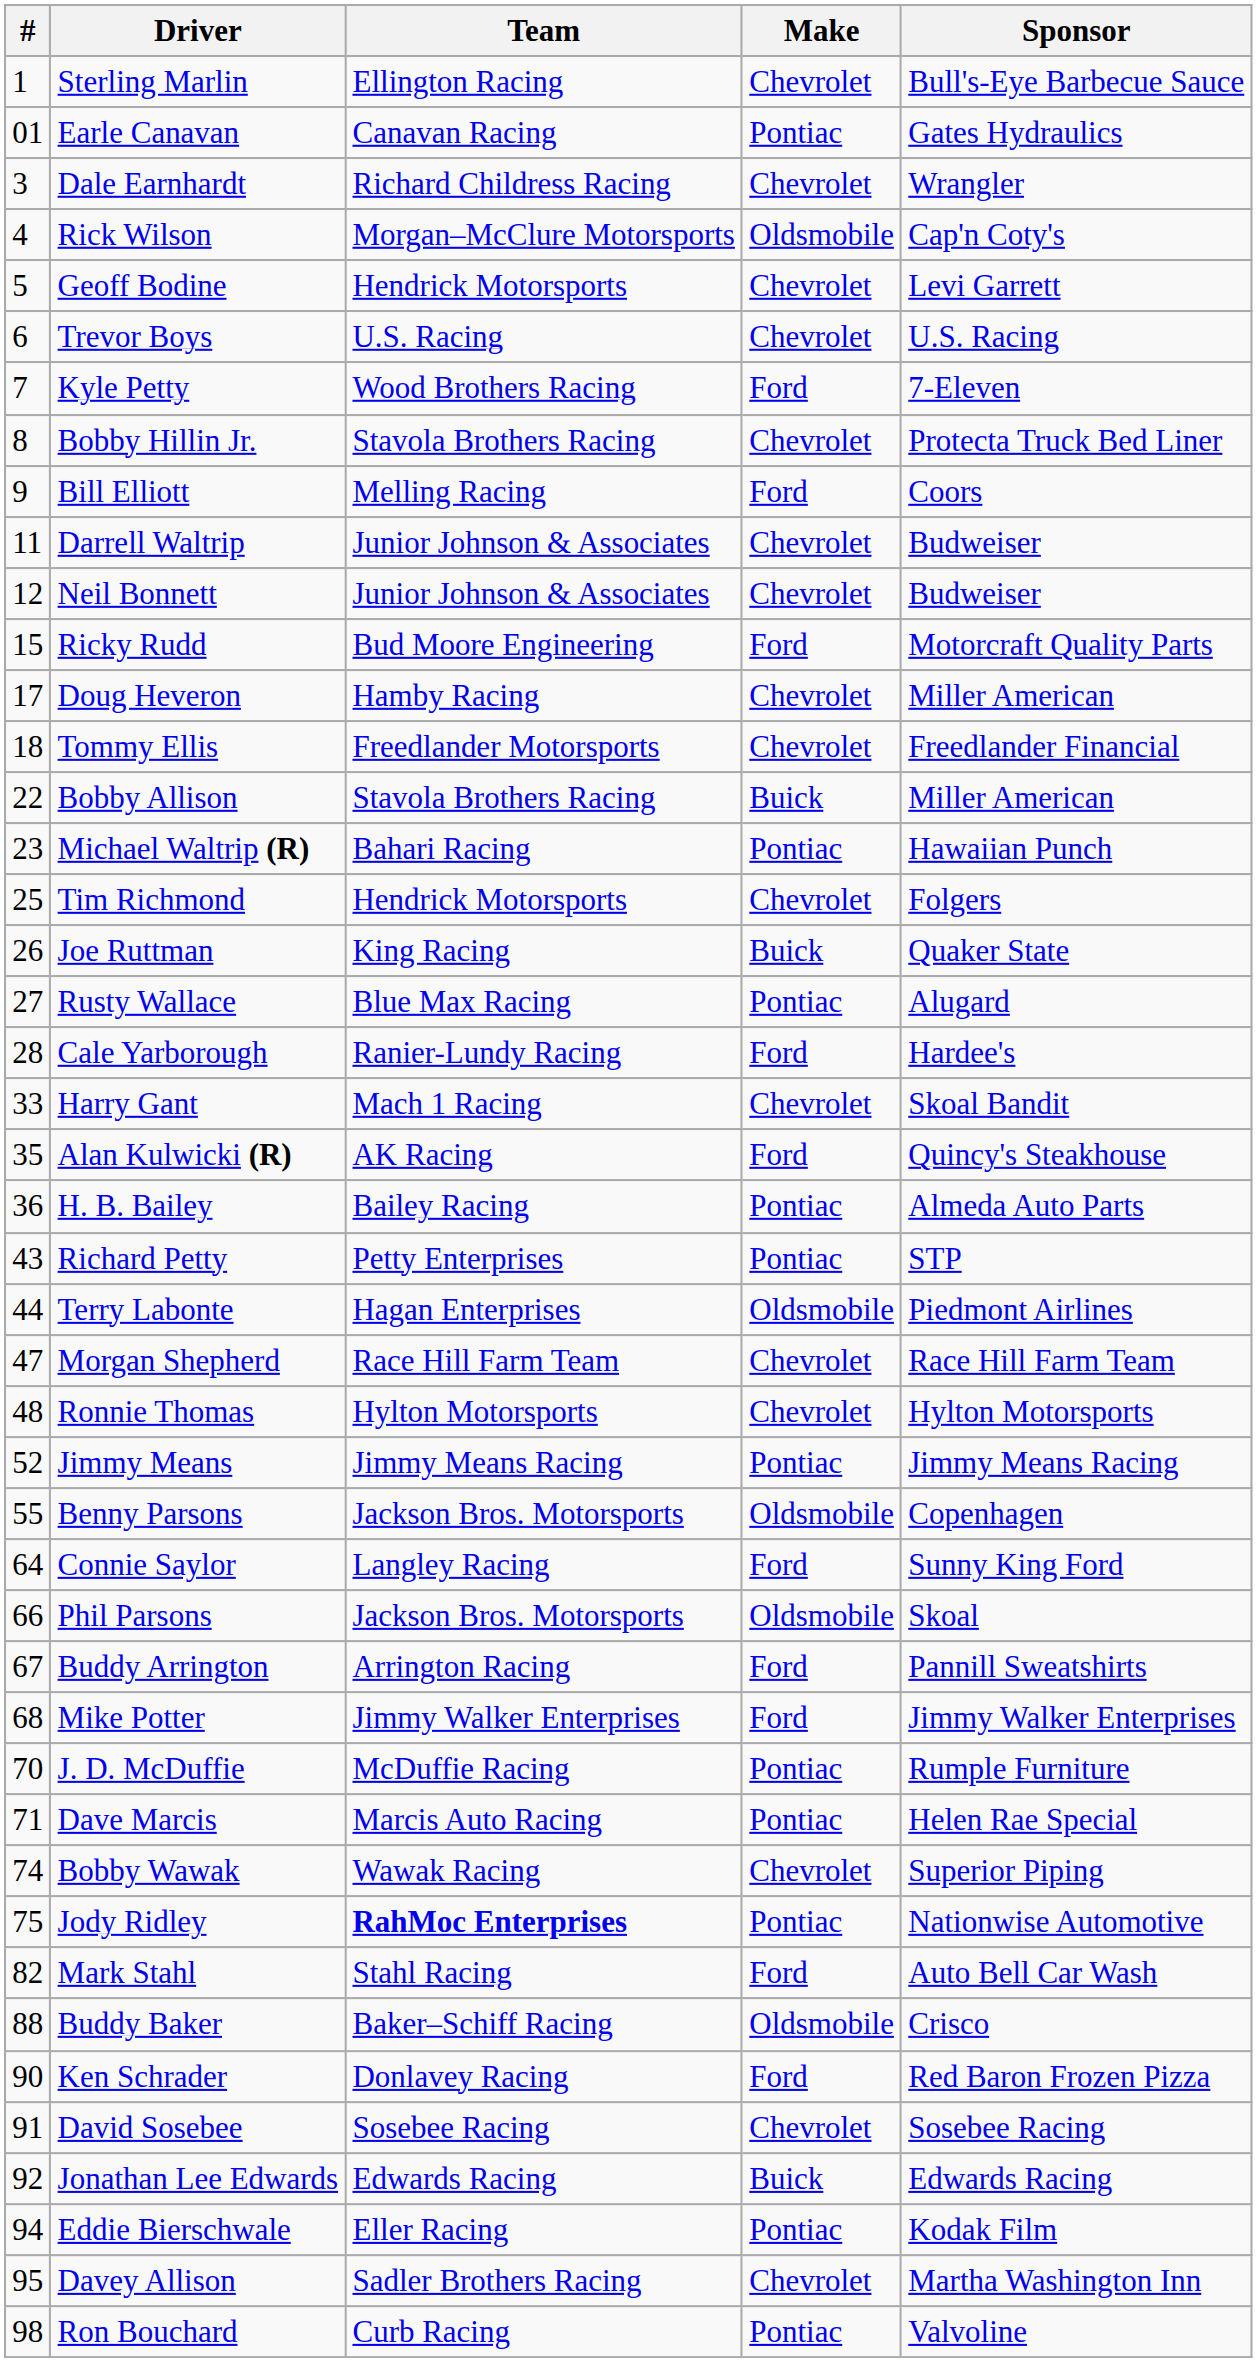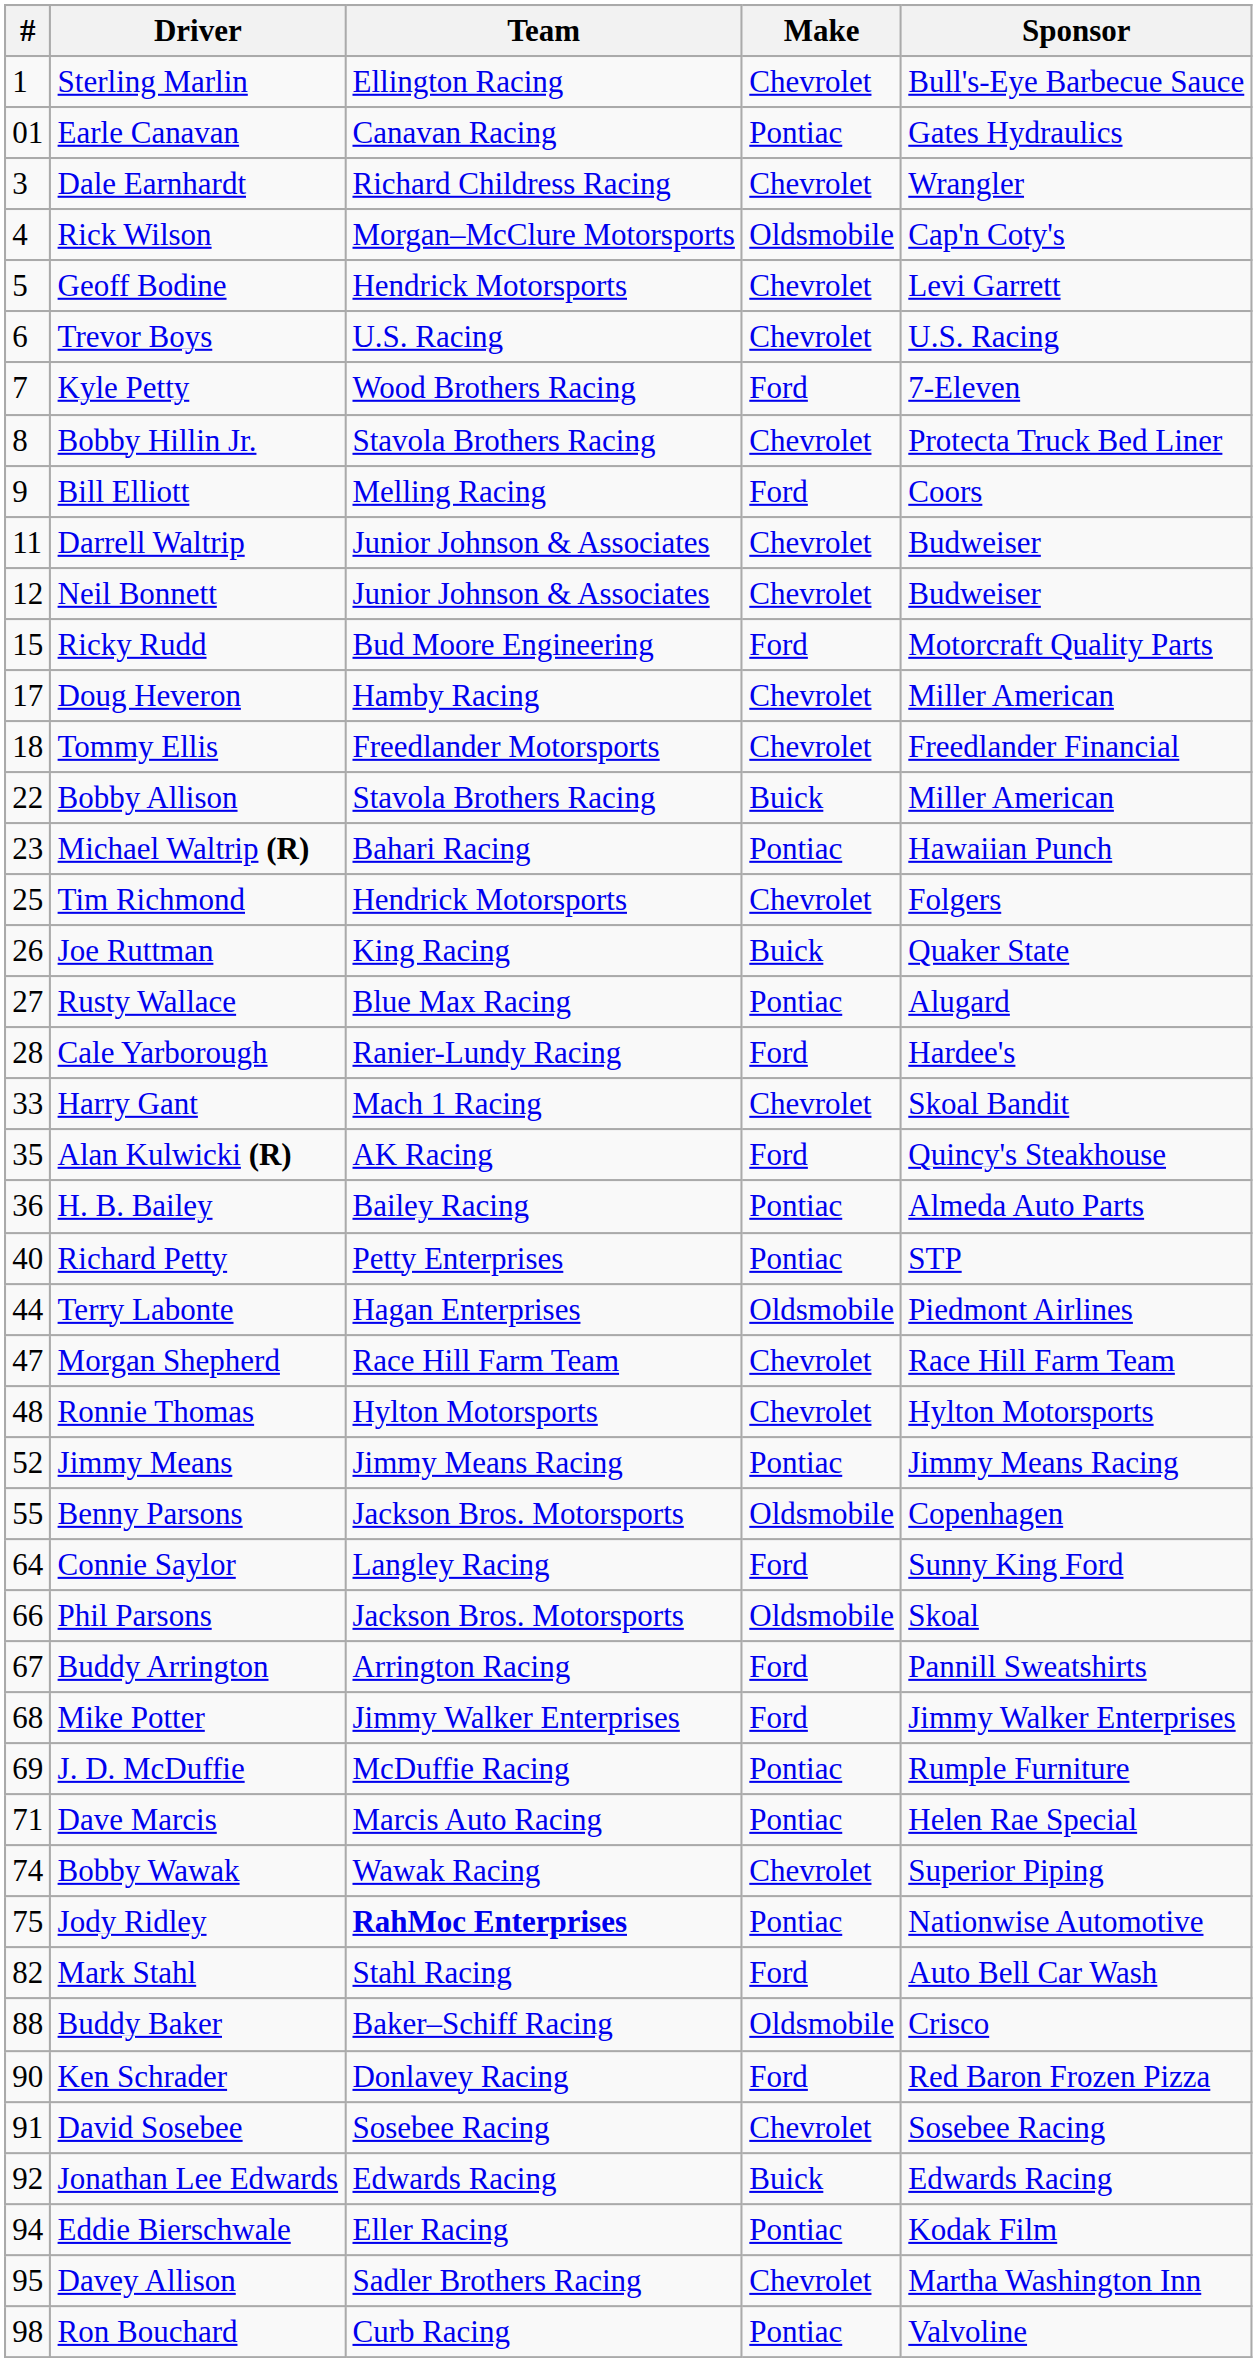(28, 1257) 43 -> (28, 1257) 40
(28, 1768) 70 -> (28, 1768) 69
